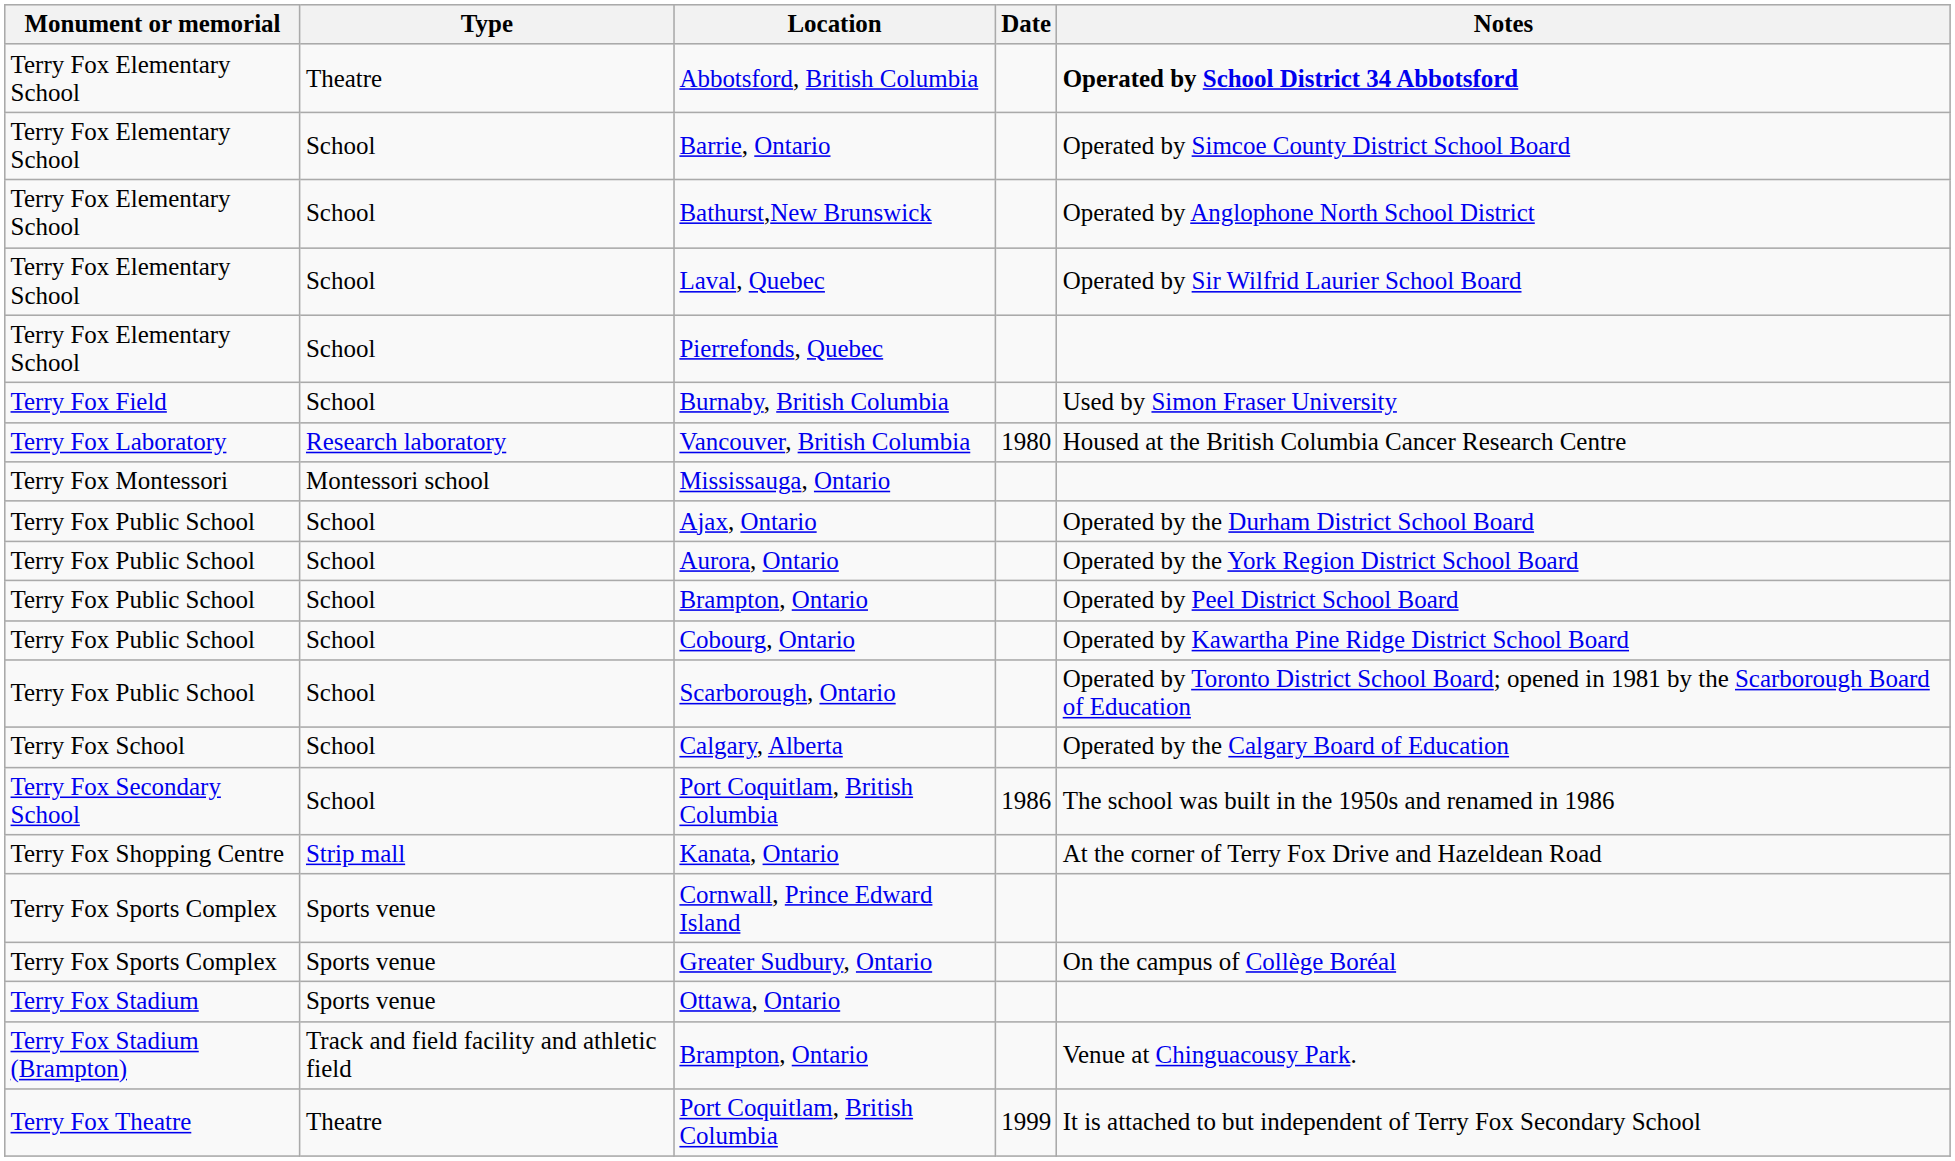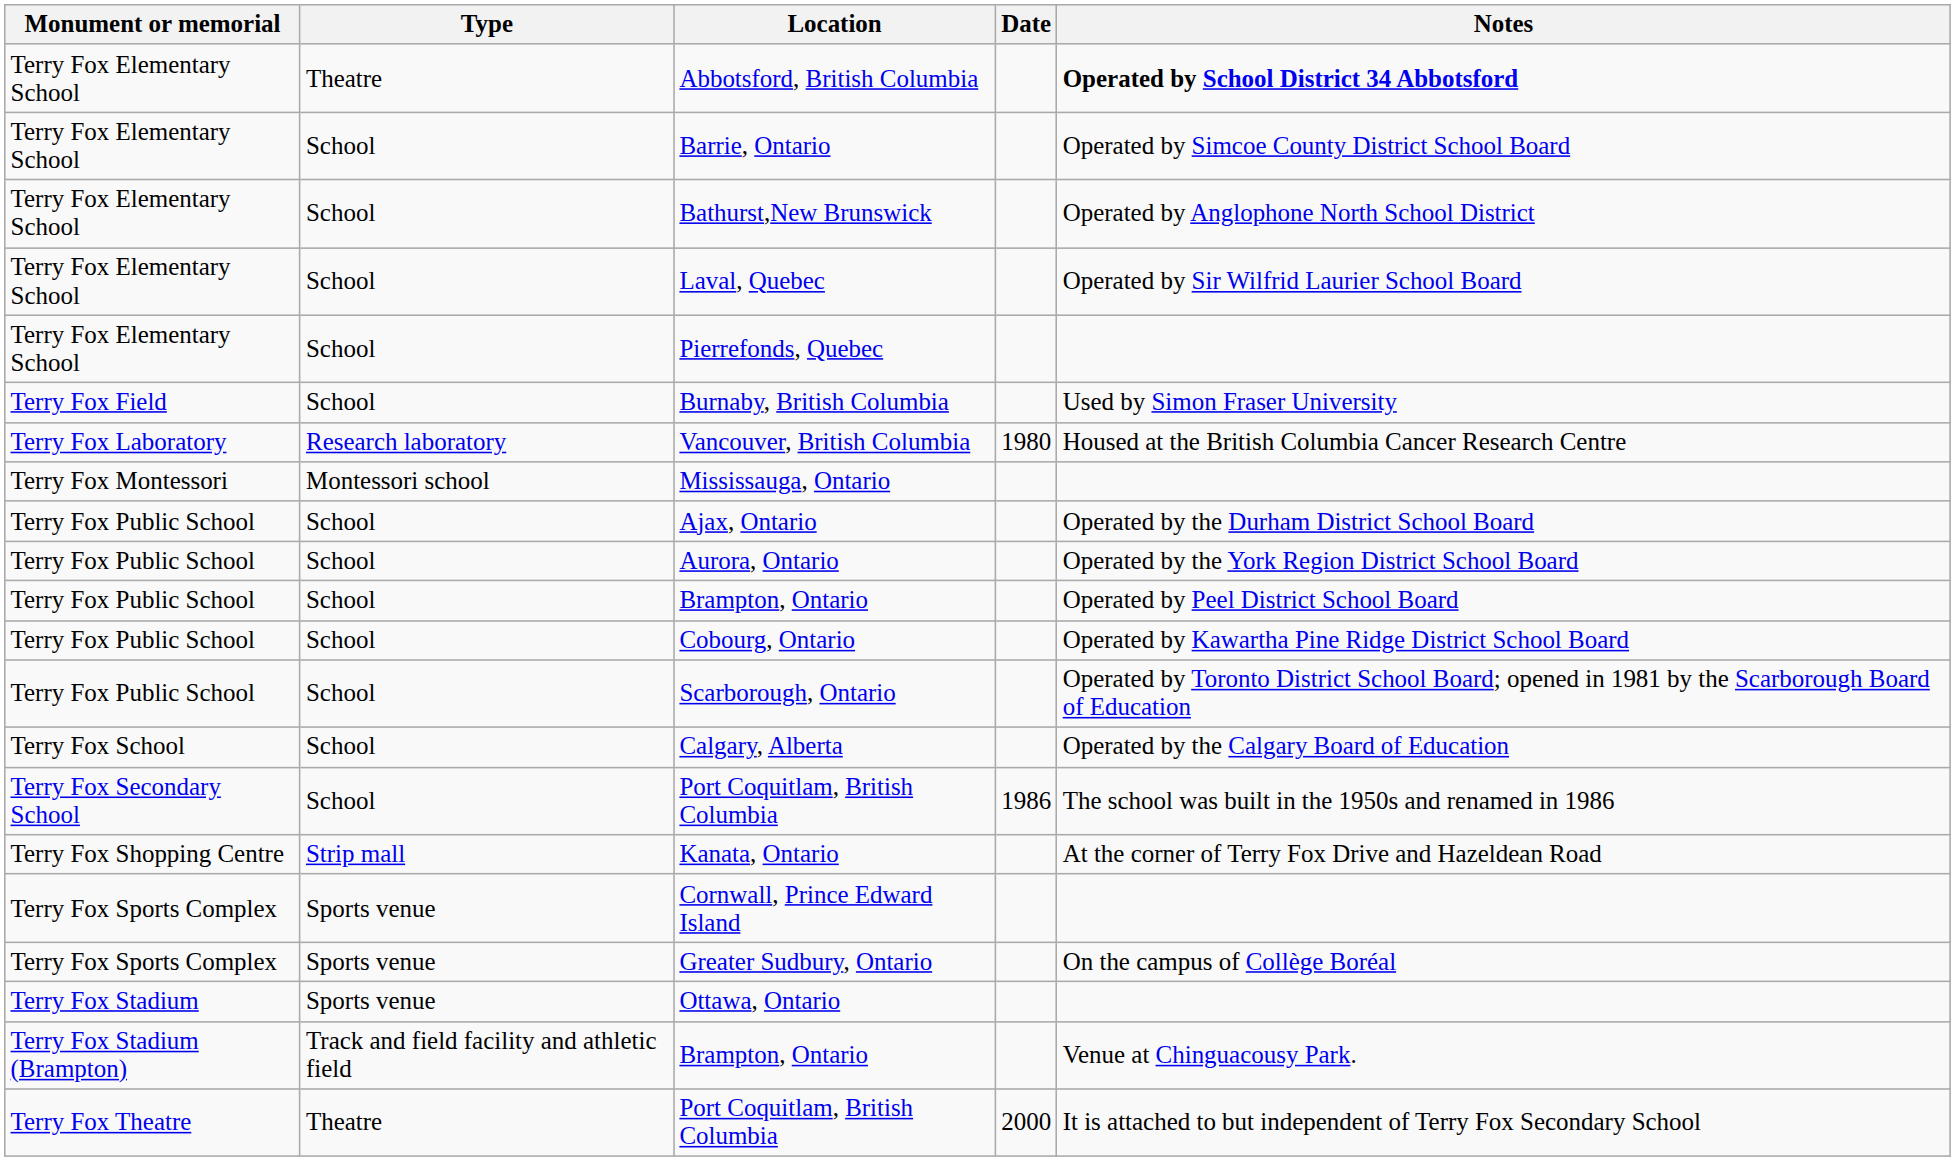(1026, 1122) 1999 -> (1026, 1122) 2000
